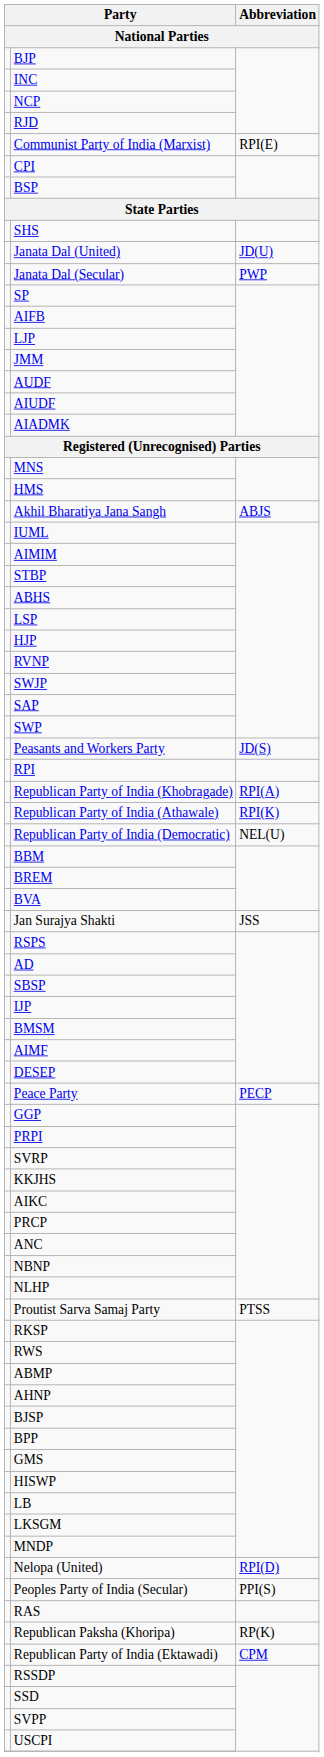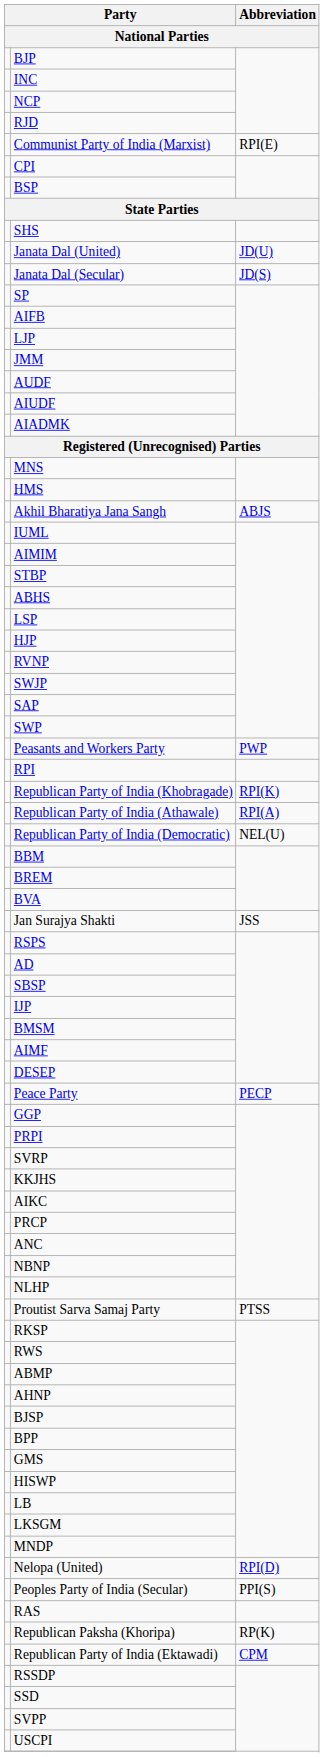(253, 274) PWP -> (255, 274) JD(S)
(255, 748) JD(S) -> (253, 748) PWP
(259, 791) RPI(A) -> (259, 791) RPI(K)
(259, 813) RPI(K) -> (259, 813) RPI(A)
